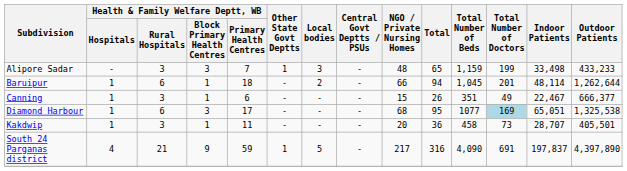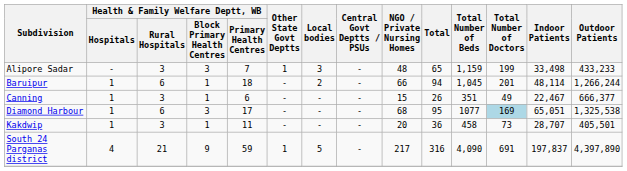(597, 83) 1,262,644 -> (597, 83) 1,266,244
